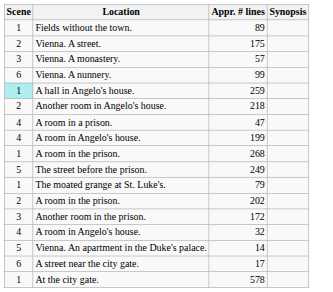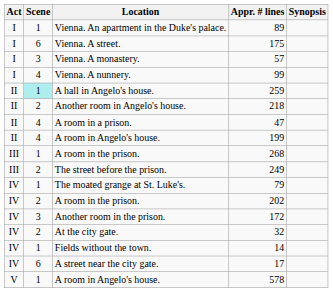+ column: (14, 12)
(84, 28) Fields without the town. -> (141, 28) Vienna. An apartment in the Duke's palace.
(19, 43) 2 -> (38, 43) 6
(19, 75) 6 -> (38, 75) 4
(19, 169) 5 -> (38, 169) 2
(19, 232) 4 -> (38, 232) 2
(88, 232) A room in Angelo's house. -> (87, 232) At the city gate.
(19, 248) 5 -> (38, 248) 1
(121, 248) Vienna. An apartment in the Duke's palace. -> (103, 248) Fields without the town.
(67, 279) At the city gate. -> (107, 279) A room in Angelo's house.
